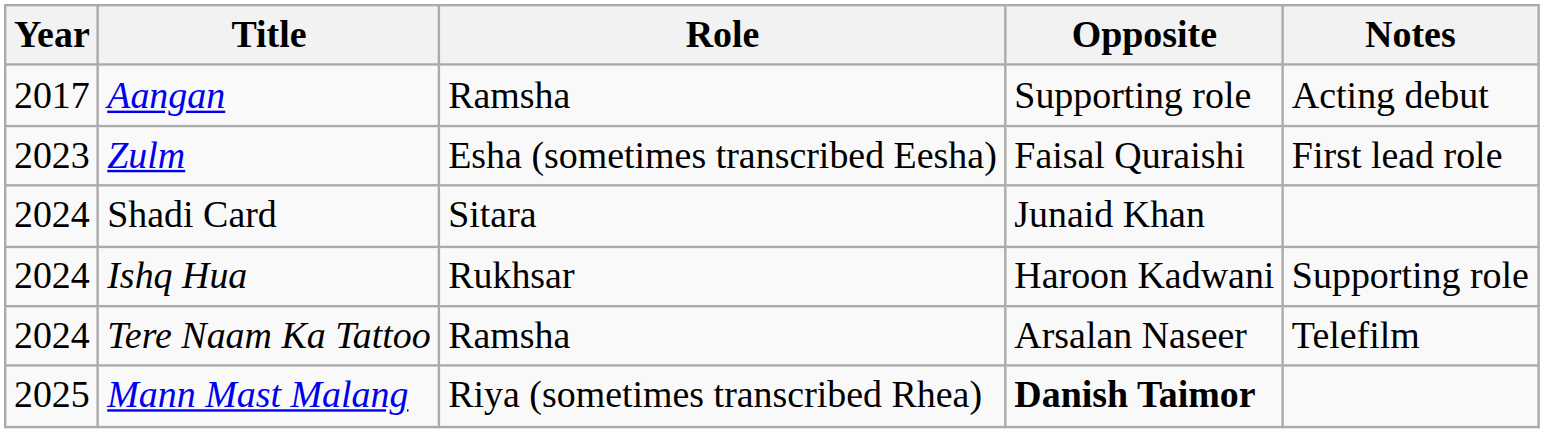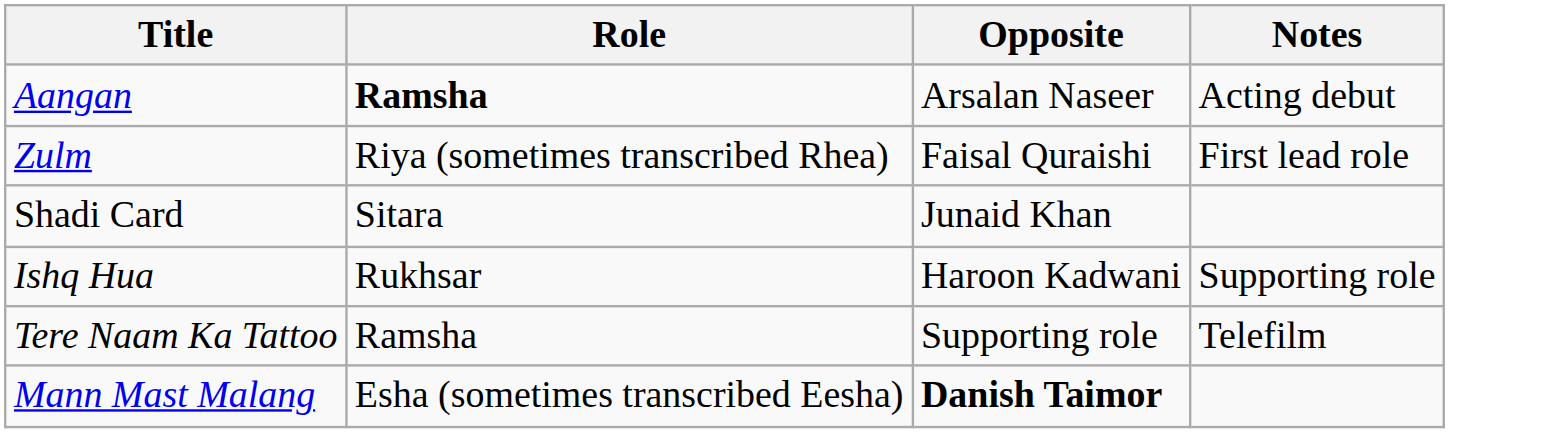- column: (52, 34)
(509, 94) normal -> (421, 94) bold
(1133, 94) Supporting role -> (1037, 94) Arsalan Naseer
(722, 154) Esha (sometimes transcribed Eesha) -> (622, 154) Riya (sometimes transcribed Rhea)
(1131, 335) Arsalan Naseer -> (1039, 335) Supporting role
(715, 395) Riya (sometimes transcribed Rhea) -> (629, 395) Esha (sometimes transcribed Eesha)
